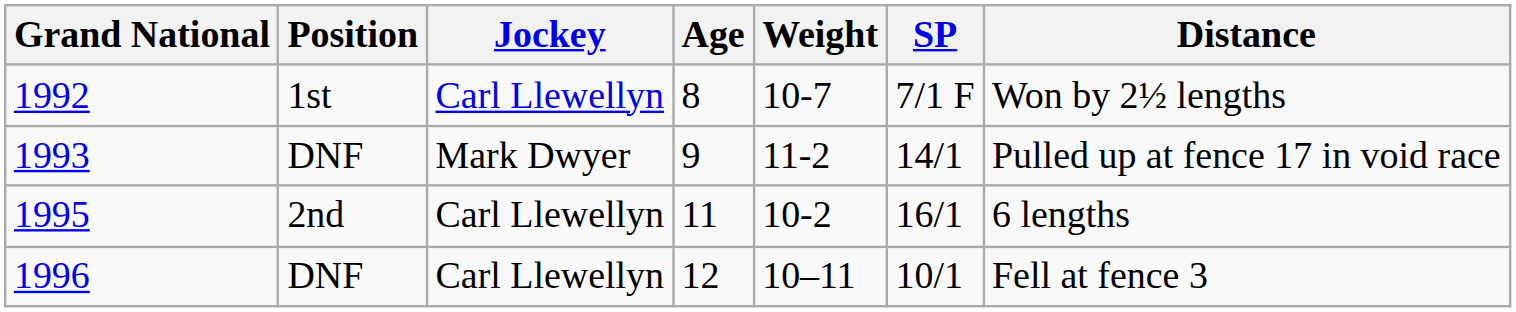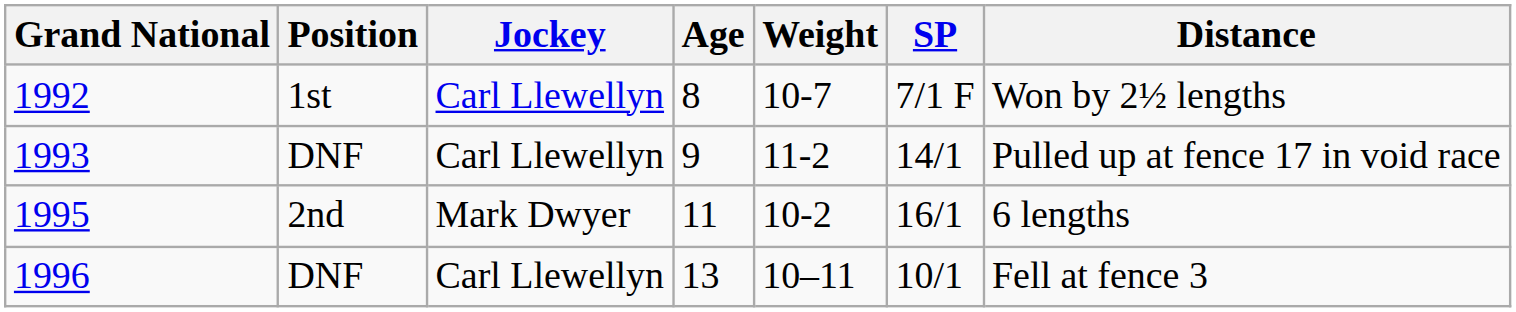(533, 154) Mark Dwyer -> (550, 154) Carl Llewellyn
(550, 214) Carl Llewellyn -> (533, 214) Mark Dwyer
(700, 275) 12 -> (700, 275) 13
